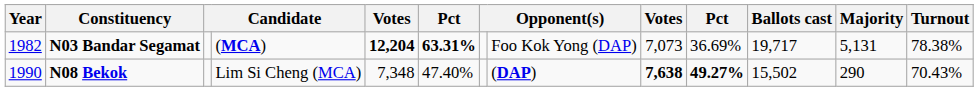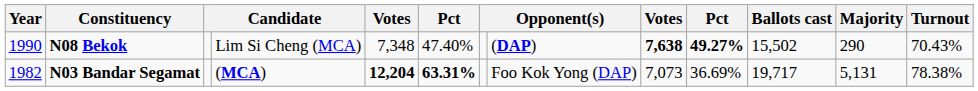rows swapped: (125, 45) <-> (88, 72)
